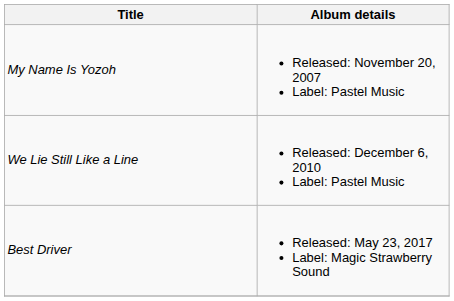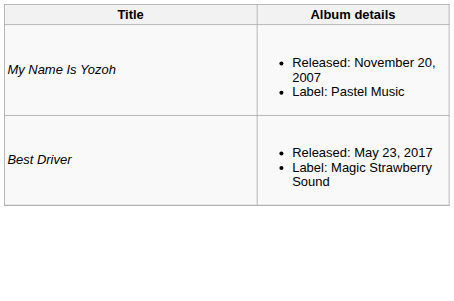- row: (73, 160)
